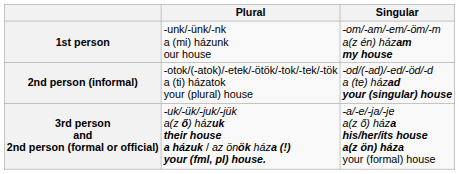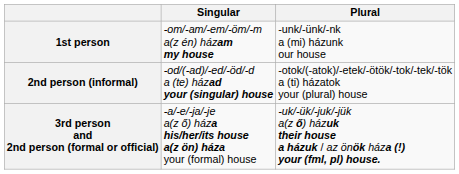columns swapped: (397, 13) <-> (251, 13)
